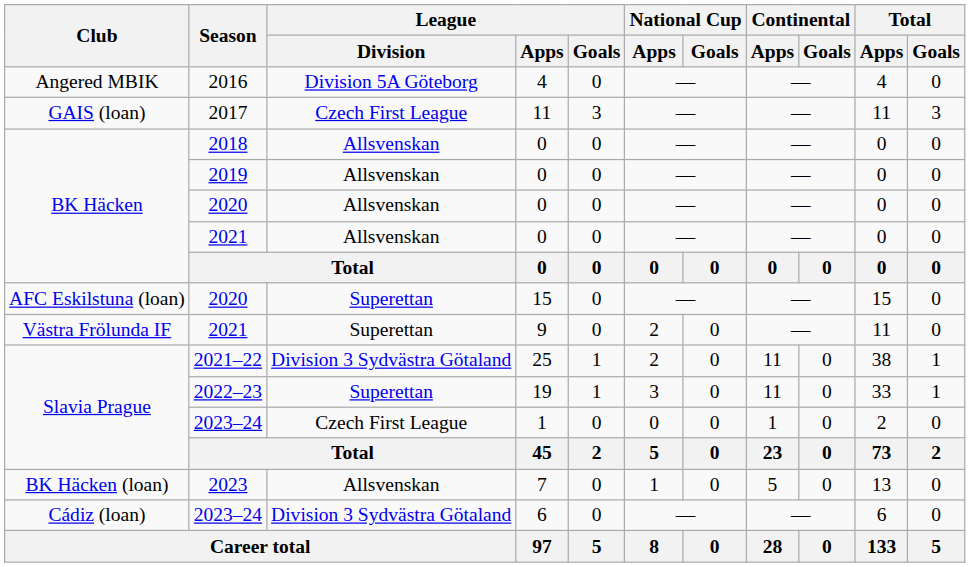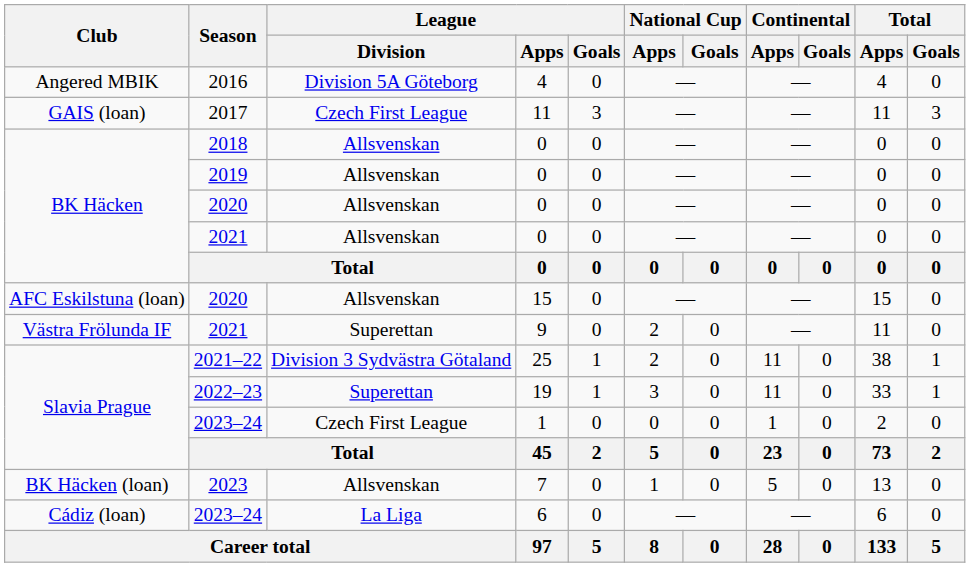(391, 298) Superettan -> (391, 298) Allsvenskan
(391, 515) Division 3 Sydvästra Götaland -> (391, 515) La Liga
